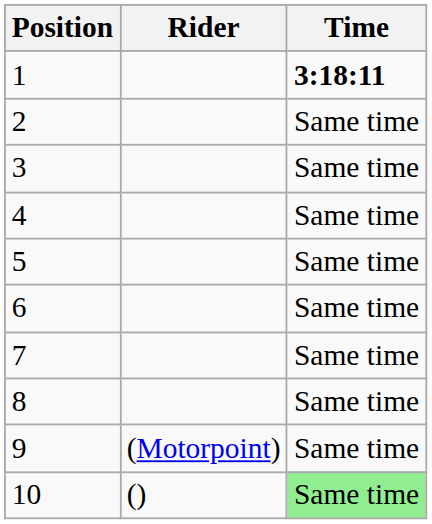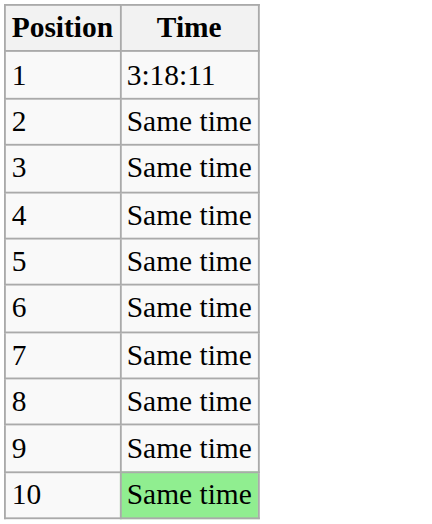- column: (204, 27)
(340, 74) bold -> (171, 74) normal
